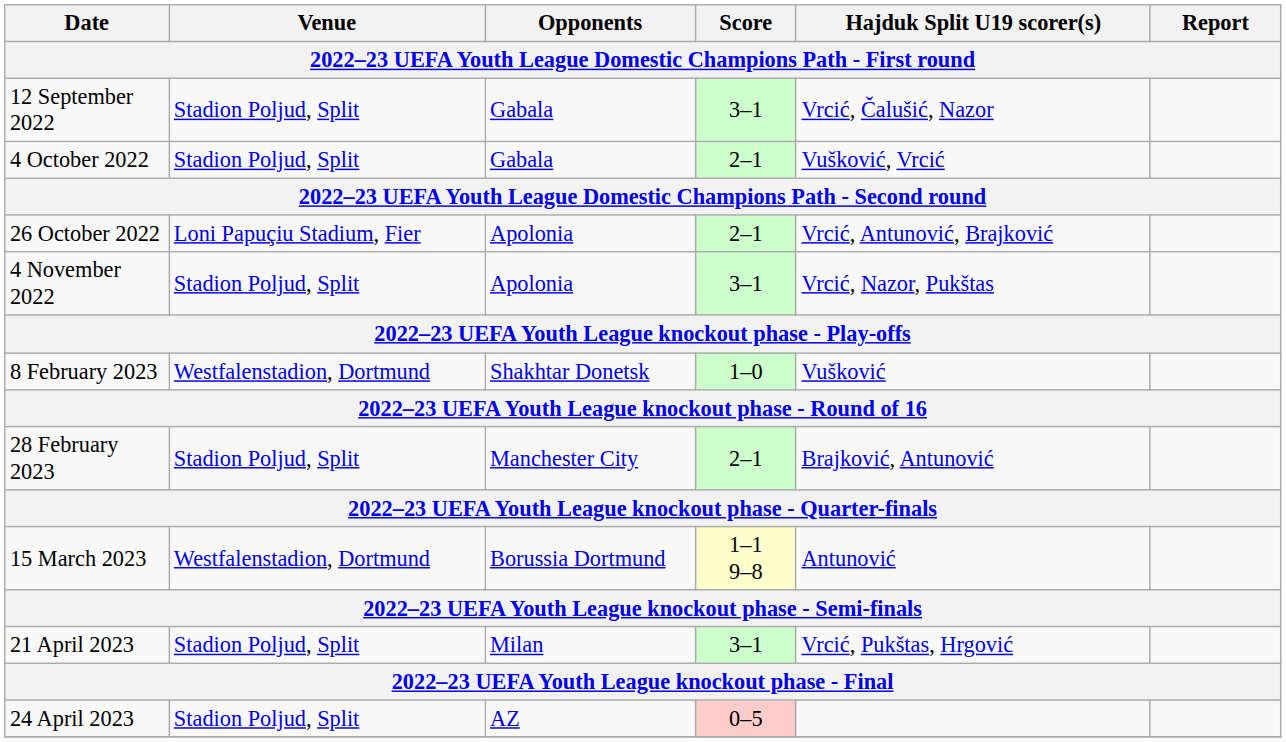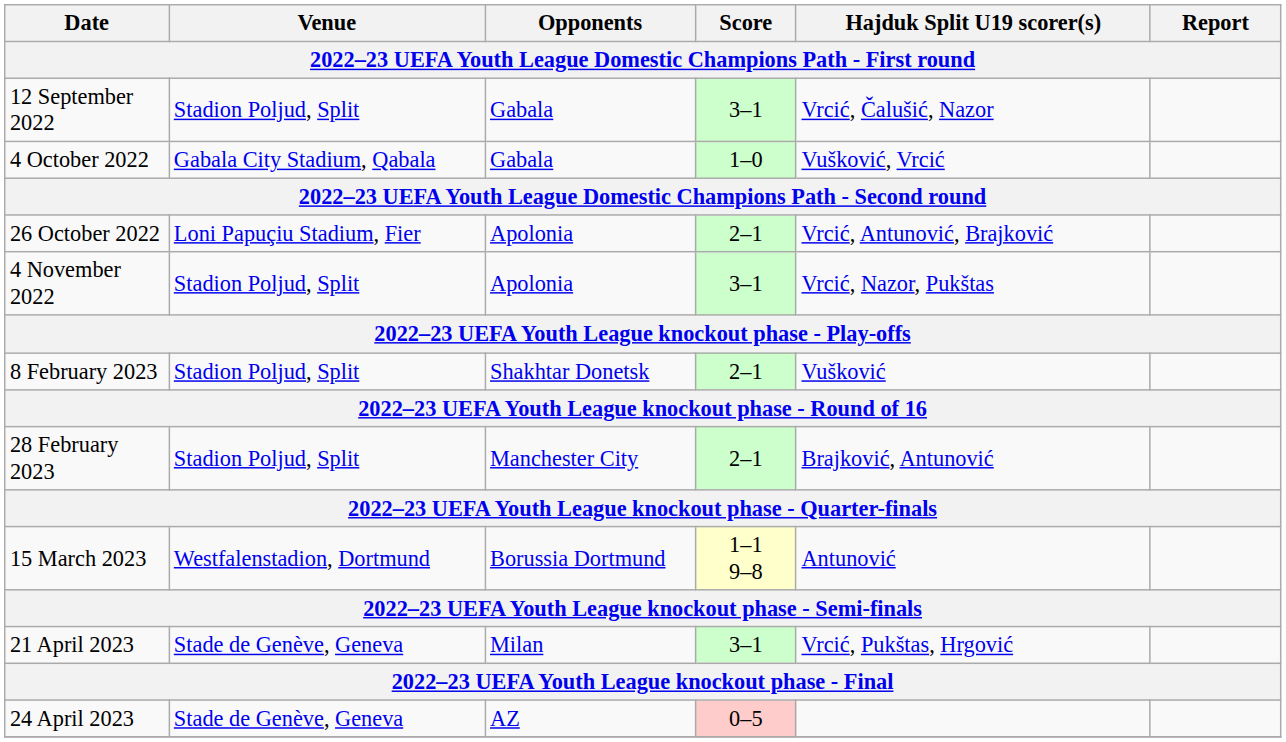(267, 160) Stadion Poljud, Split -> (305, 160) Gabala City Stadium, Qabala
(746, 160) 2–1 -> (746, 160) 1–0
(302, 370) Westfalenstadion, Dortmund -> (267, 370) Stadion Poljud, Split
(746, 370) 1–0 -> (746, 370) 2–1
(267, 644) Stadion Poljud, Split -> (289, 644) Stade de Genève, Geneva
(267, 718) Stadion Poljud, Split -> (289, 718) Stade de Genève, Geneva
